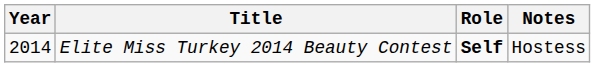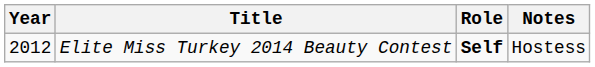(30, 48) 2014 -> (30, 48) 2012
